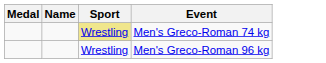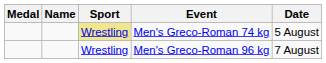+ column: (297, 14)
